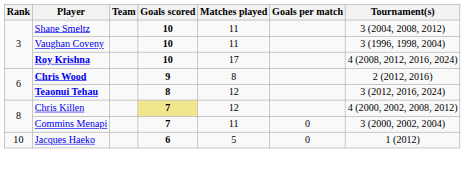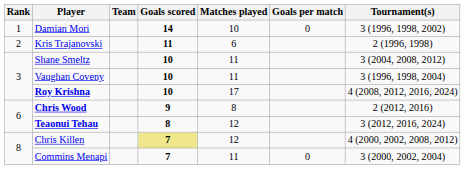+ row: (62, 28)
+ row: (69, 44)
- row: (65, 140)
